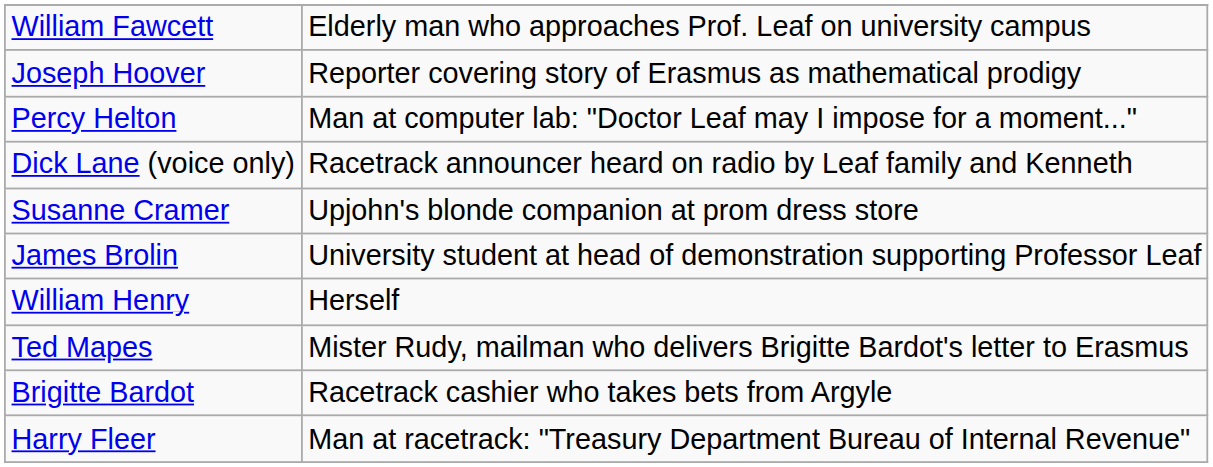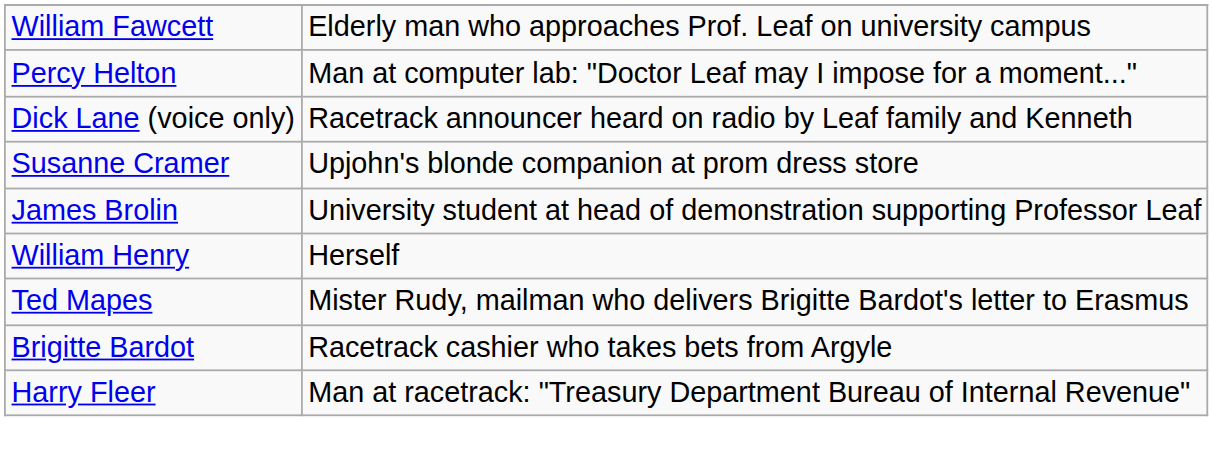- row: (108, 73)
